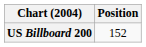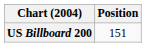(118, 32) 152 -> (118, 32) 151
